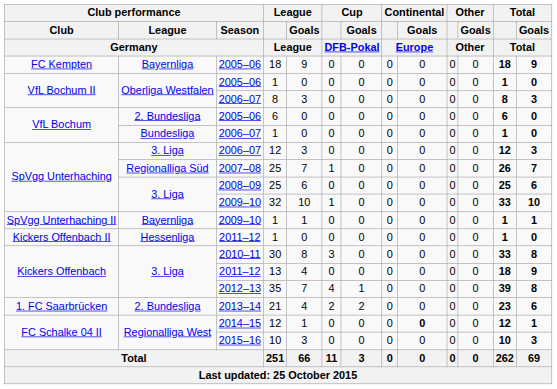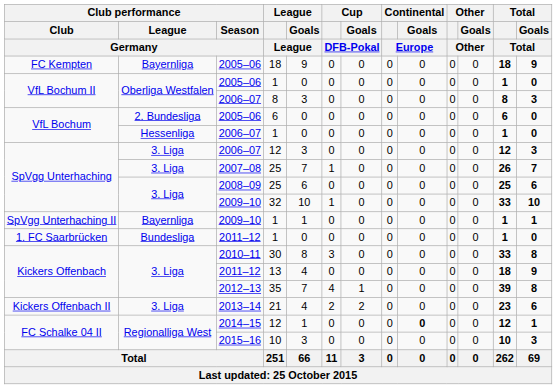(168, 133) Bundesliga -> (168, 133) Hessenliga
(168, 168) Regionalliga Süd -> (168, 168) 3. Liga
(62, 237) Kickers Offenbach II -> (62, 237) 1. FC Saarbrücken
(168, 237) Hessenliga -> (168, 237) Bundesliga
(62, 306) 1. FC Saarbrücken -> (62, 306) Kickers Offenbach II
(168, 306) 2. Bundesliga -> (168, 306) 3. Liga
